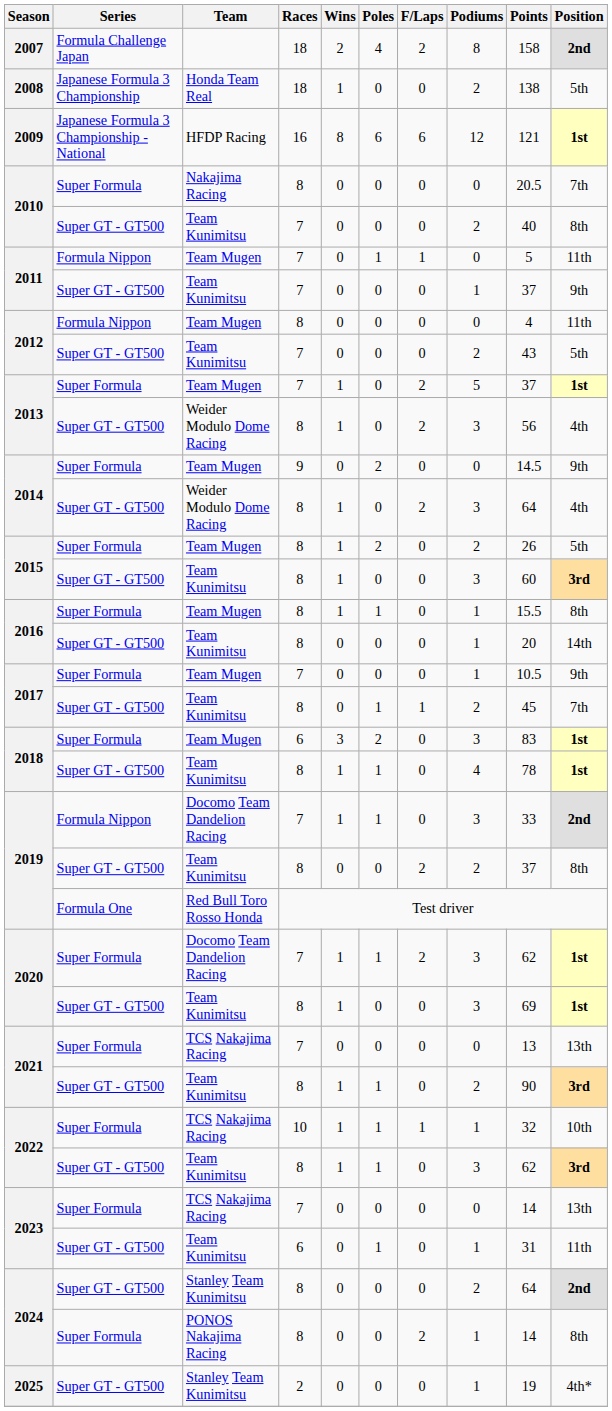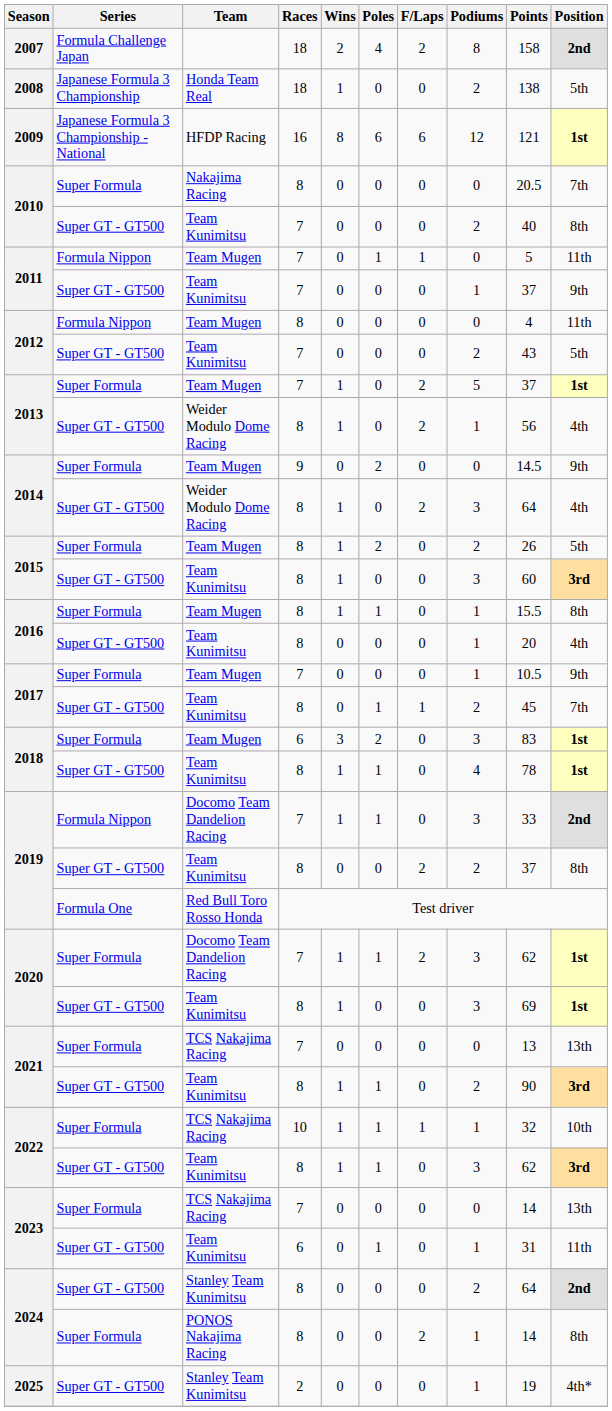(477, 426) 3 -> (477, 426) 1
(579, 643) 14th -> (579, 643) 4th
